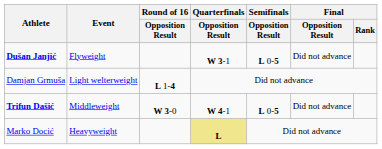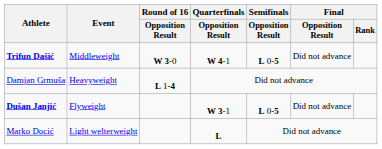rows swapped: (31, 56) <-> (30, 106)
(103, 81) Light welterweight -> (93, 81) Heavyweight
(93, 131) Heavyweight -> (103, 131) Light welterweight
(218, 137) khaki background -> (218, 137) no background
